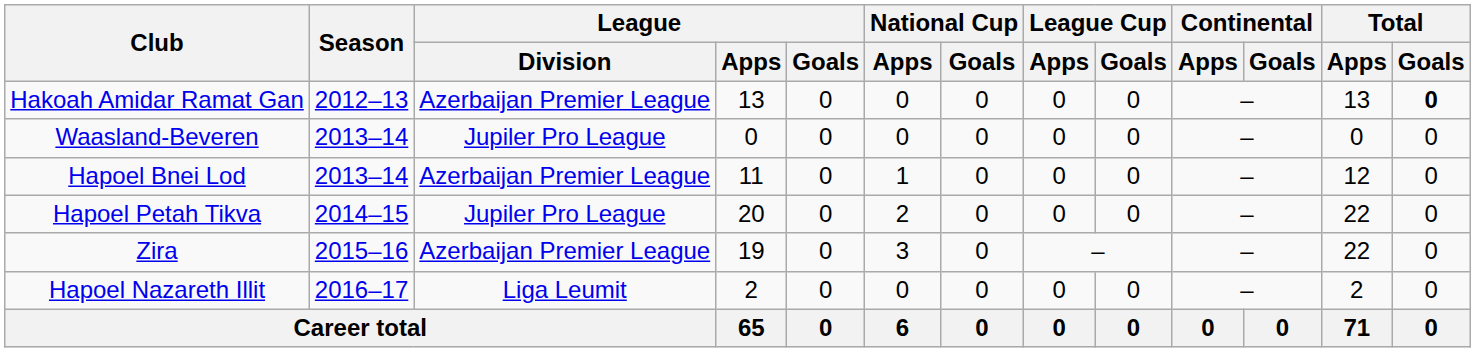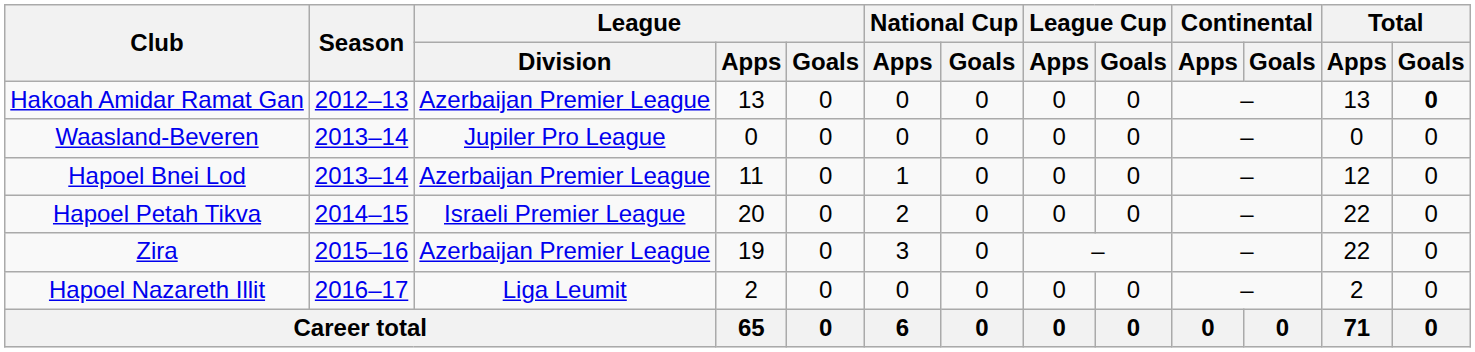(565, 213) Jupiler Pro League -> (565, 213) Israeli Premier League
